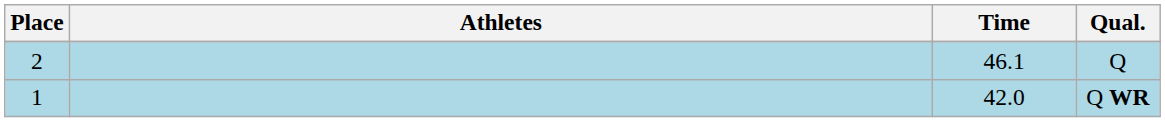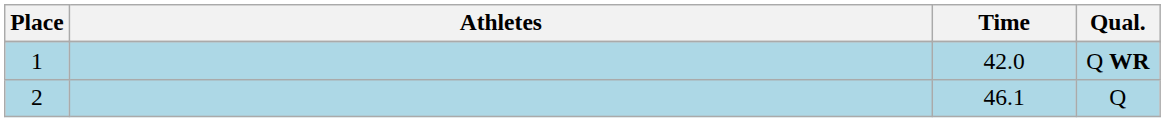rows swapped: (1118, 97) <-> (1118, 60)
